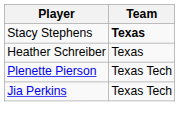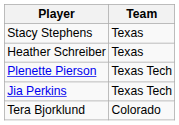(128, 33) bold -> (127, 33) normal
+ row: (46, 110)
